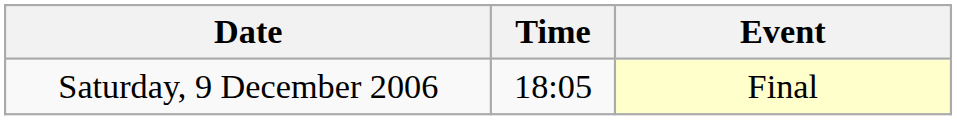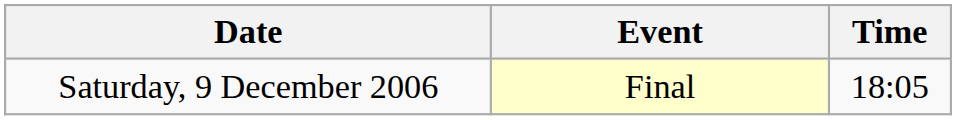columns swapped: (553, 31) <-> (783, 31)
